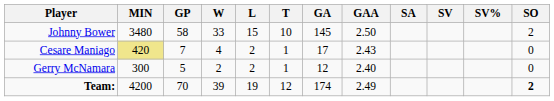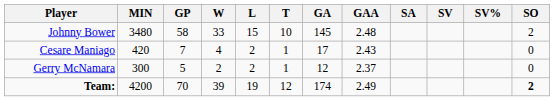(366, 31) 2.50 -> (366, 31) 2.48
(141, 50) khaki background -> (141, 50) no background
(366, 68) 2.40 -> (366, 68) 2.37
